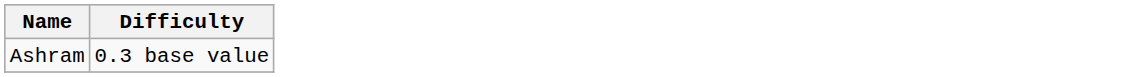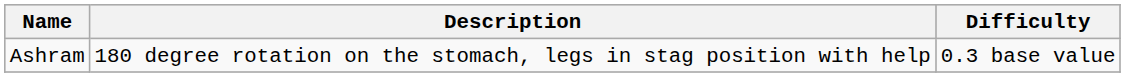+ column: (513, 22)
